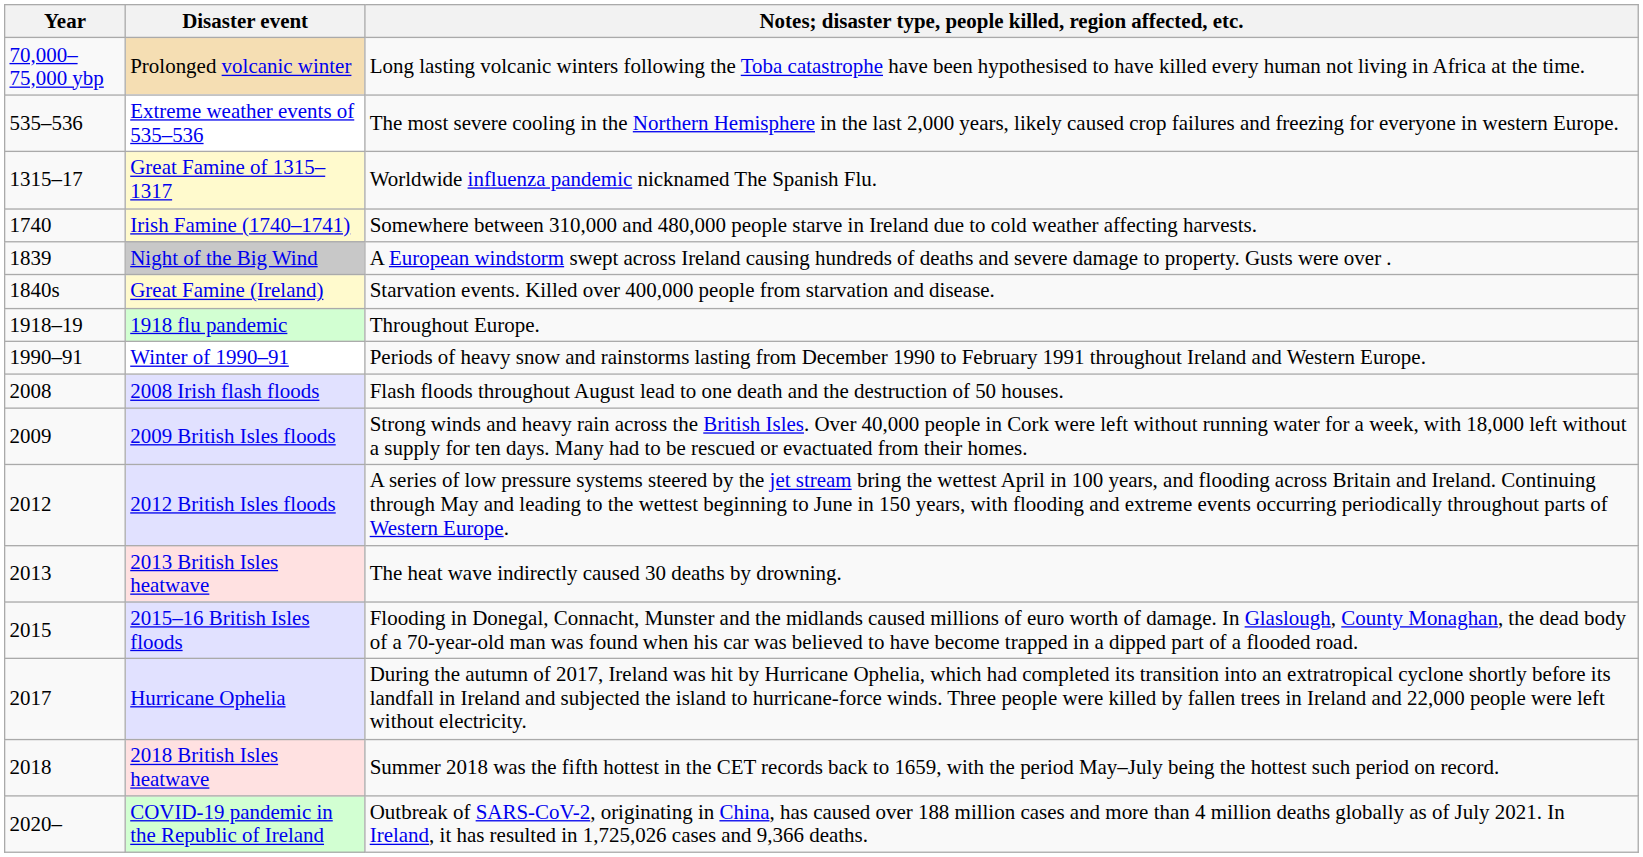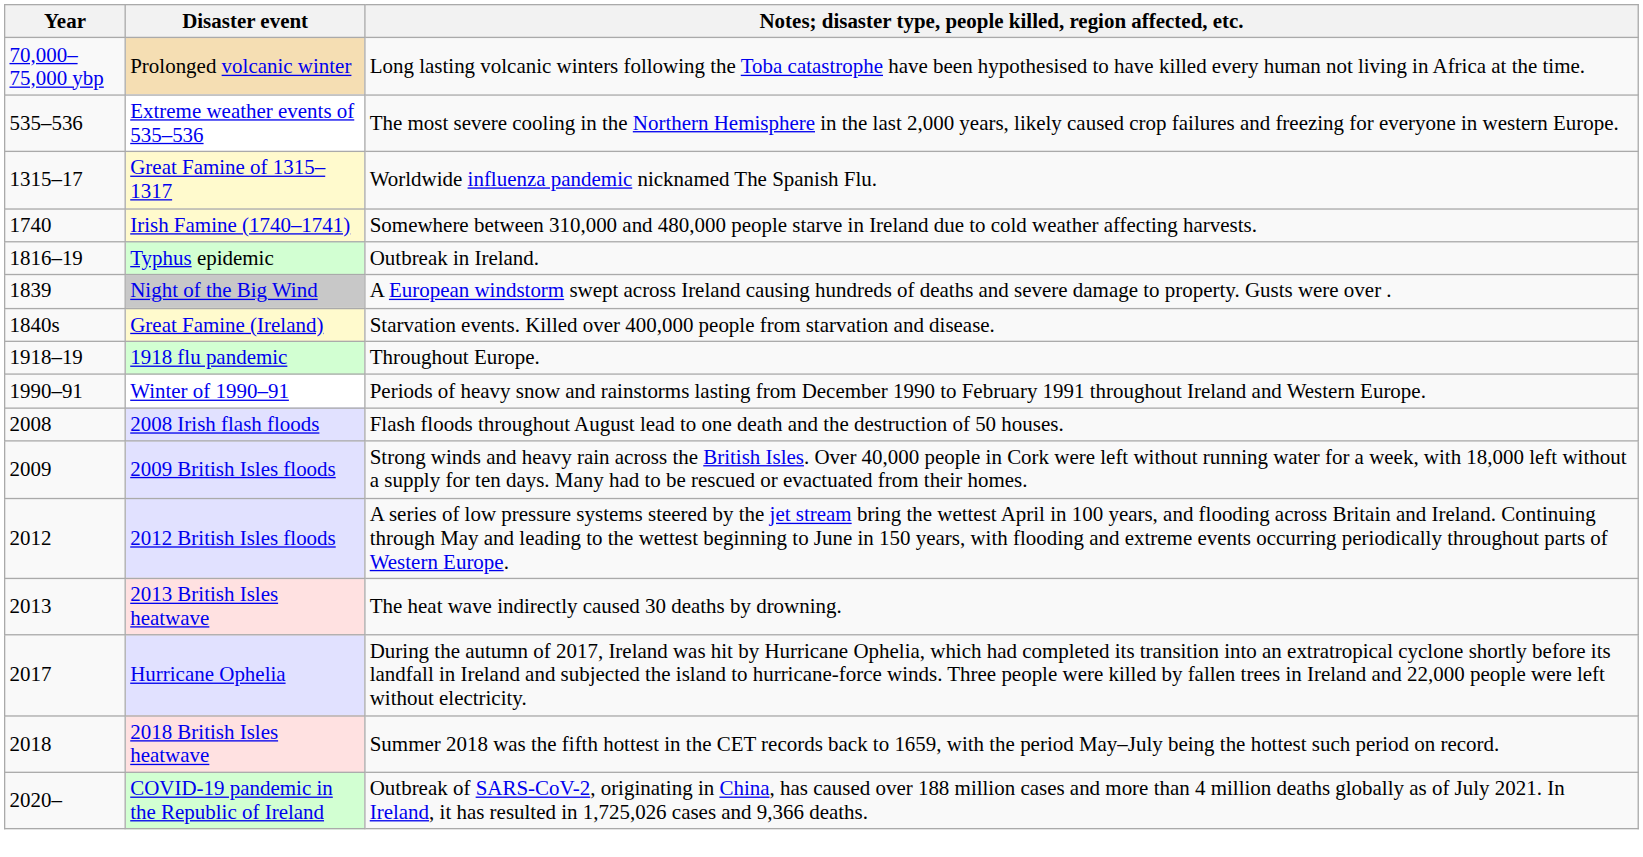+ row: (202, 258)
- row: (220, 630)
